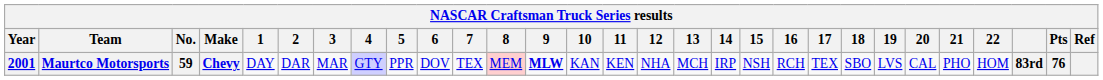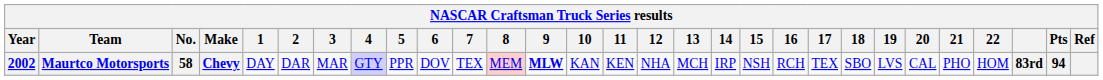(22, 63) 2001 -> (22, 63) 2002
(186, 63) 59 -> (186, 63) 58
(1059, 63) 76 -> (1059, 63) 94
